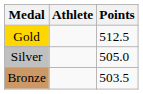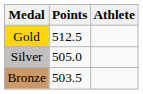columns swapped: (73, 15) <-> (117, 15)
